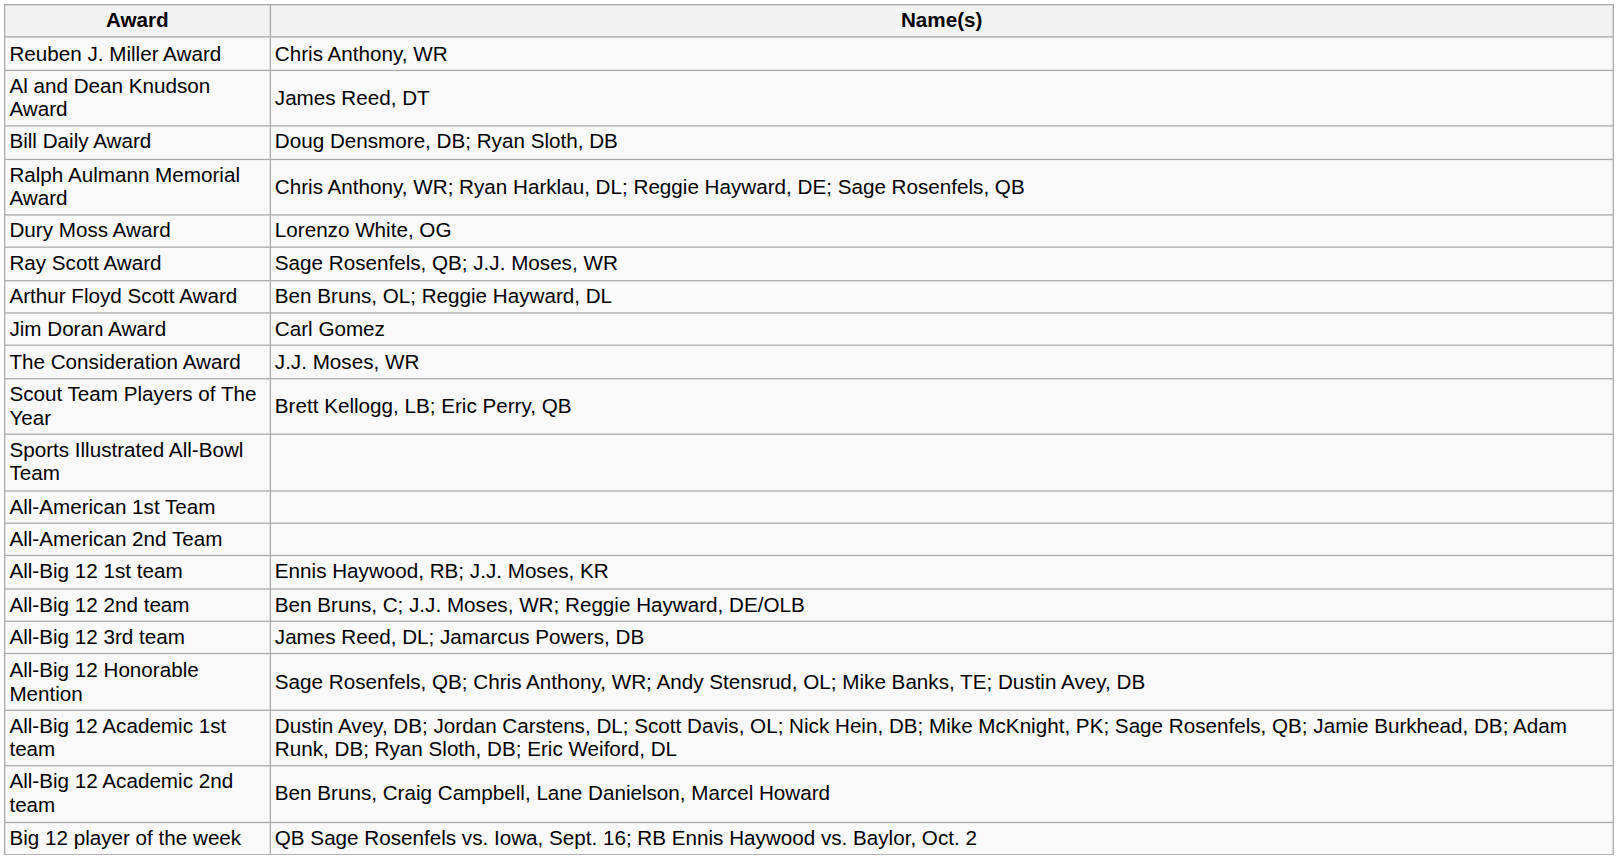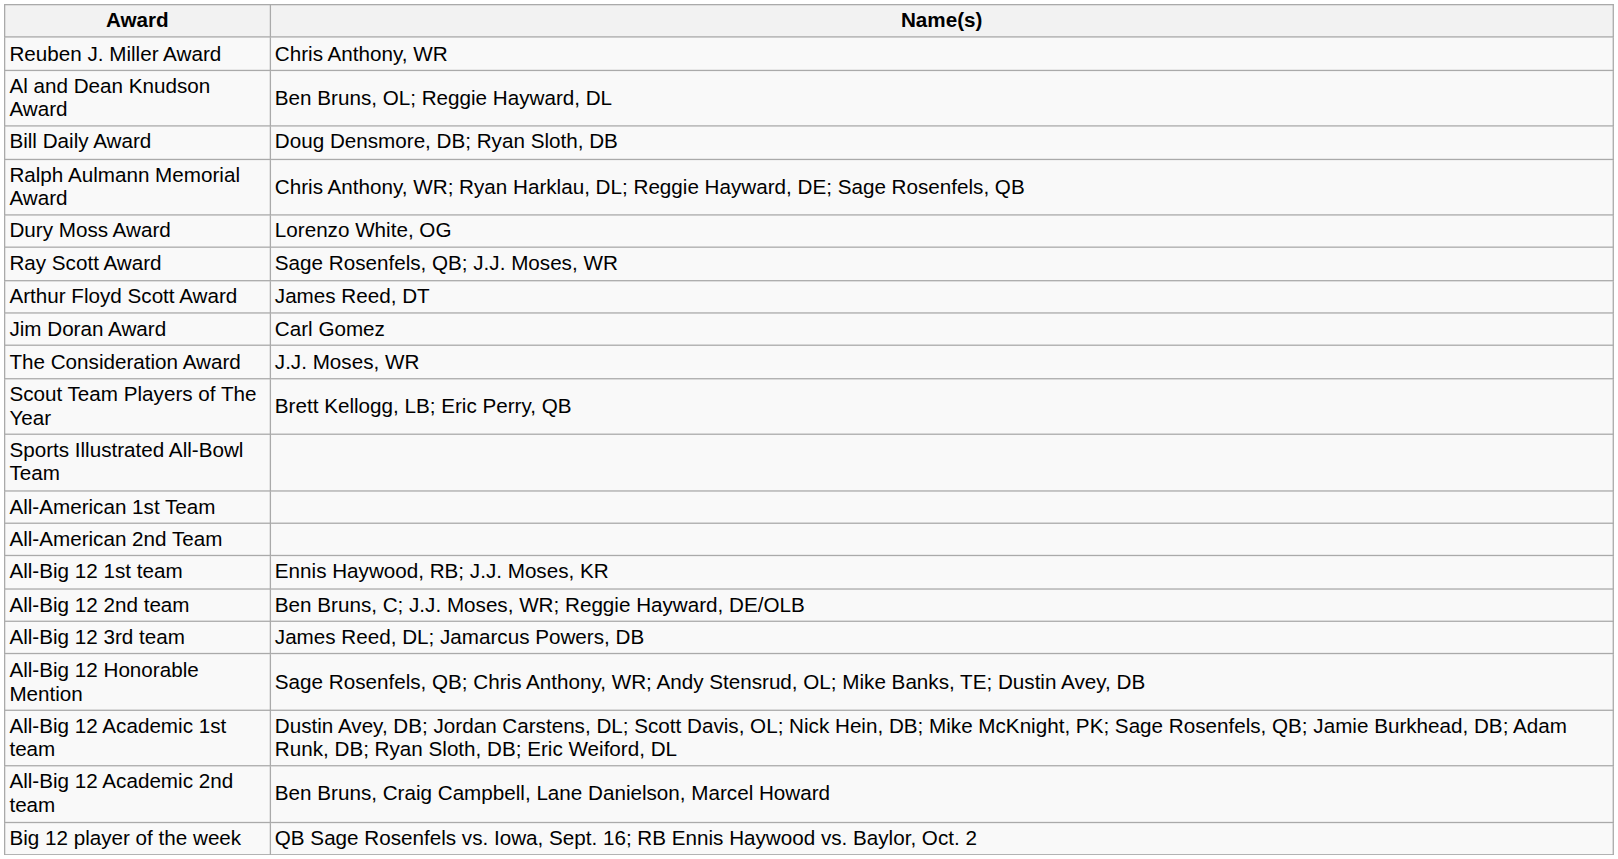(352, 97) James Reed, DT -> (443, 97) Ben Bruns, OL; Reggie Hayward, DL
(443, 296) Ben Bruns, OL; Reggie Hayward, DL -> (352, 296) James Reed, DT
